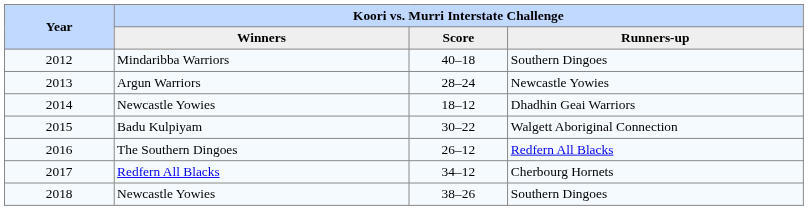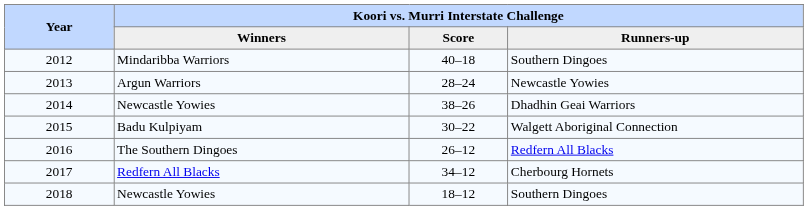(458, 104) 18–12 -> (458, 104) 38–26
(458, 194) 38–26 -> (458, 194) 18–12
